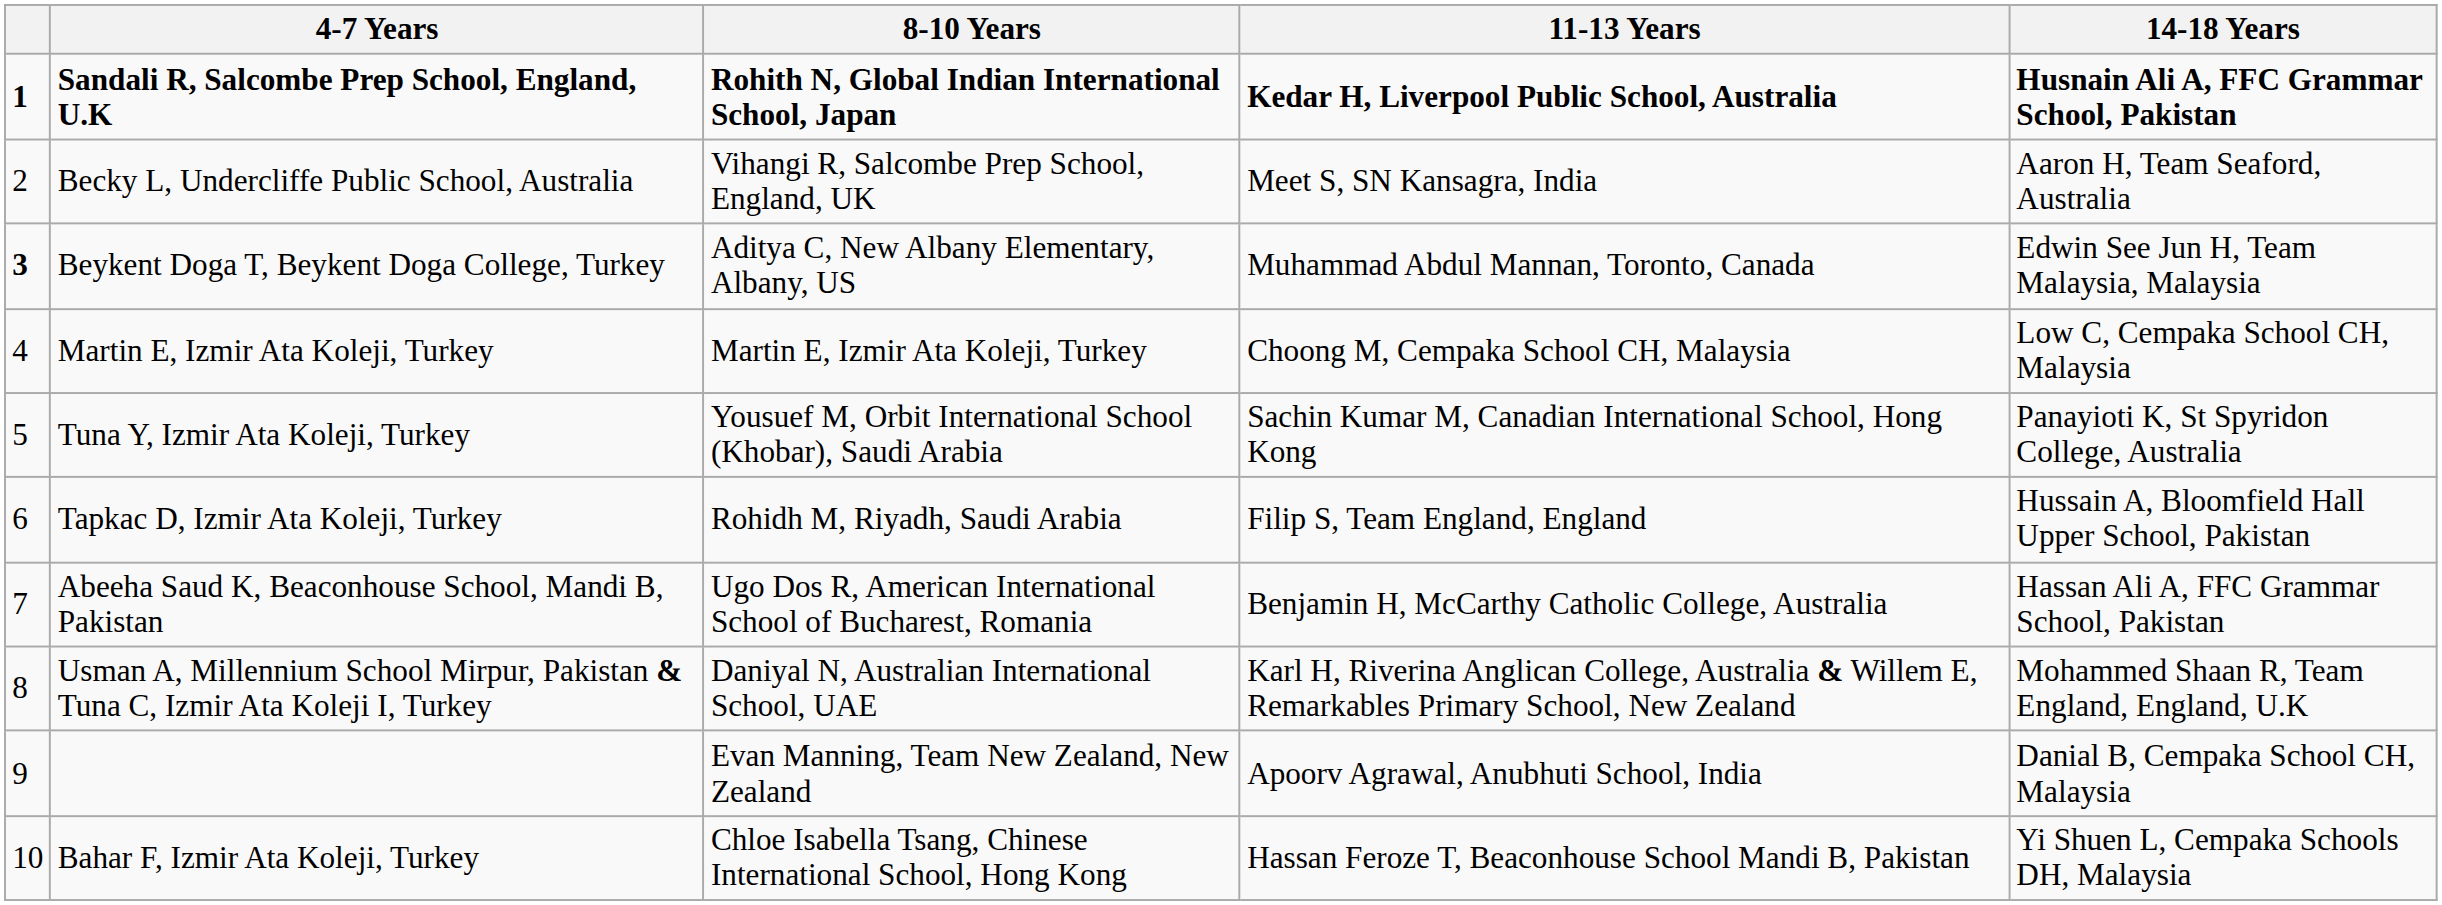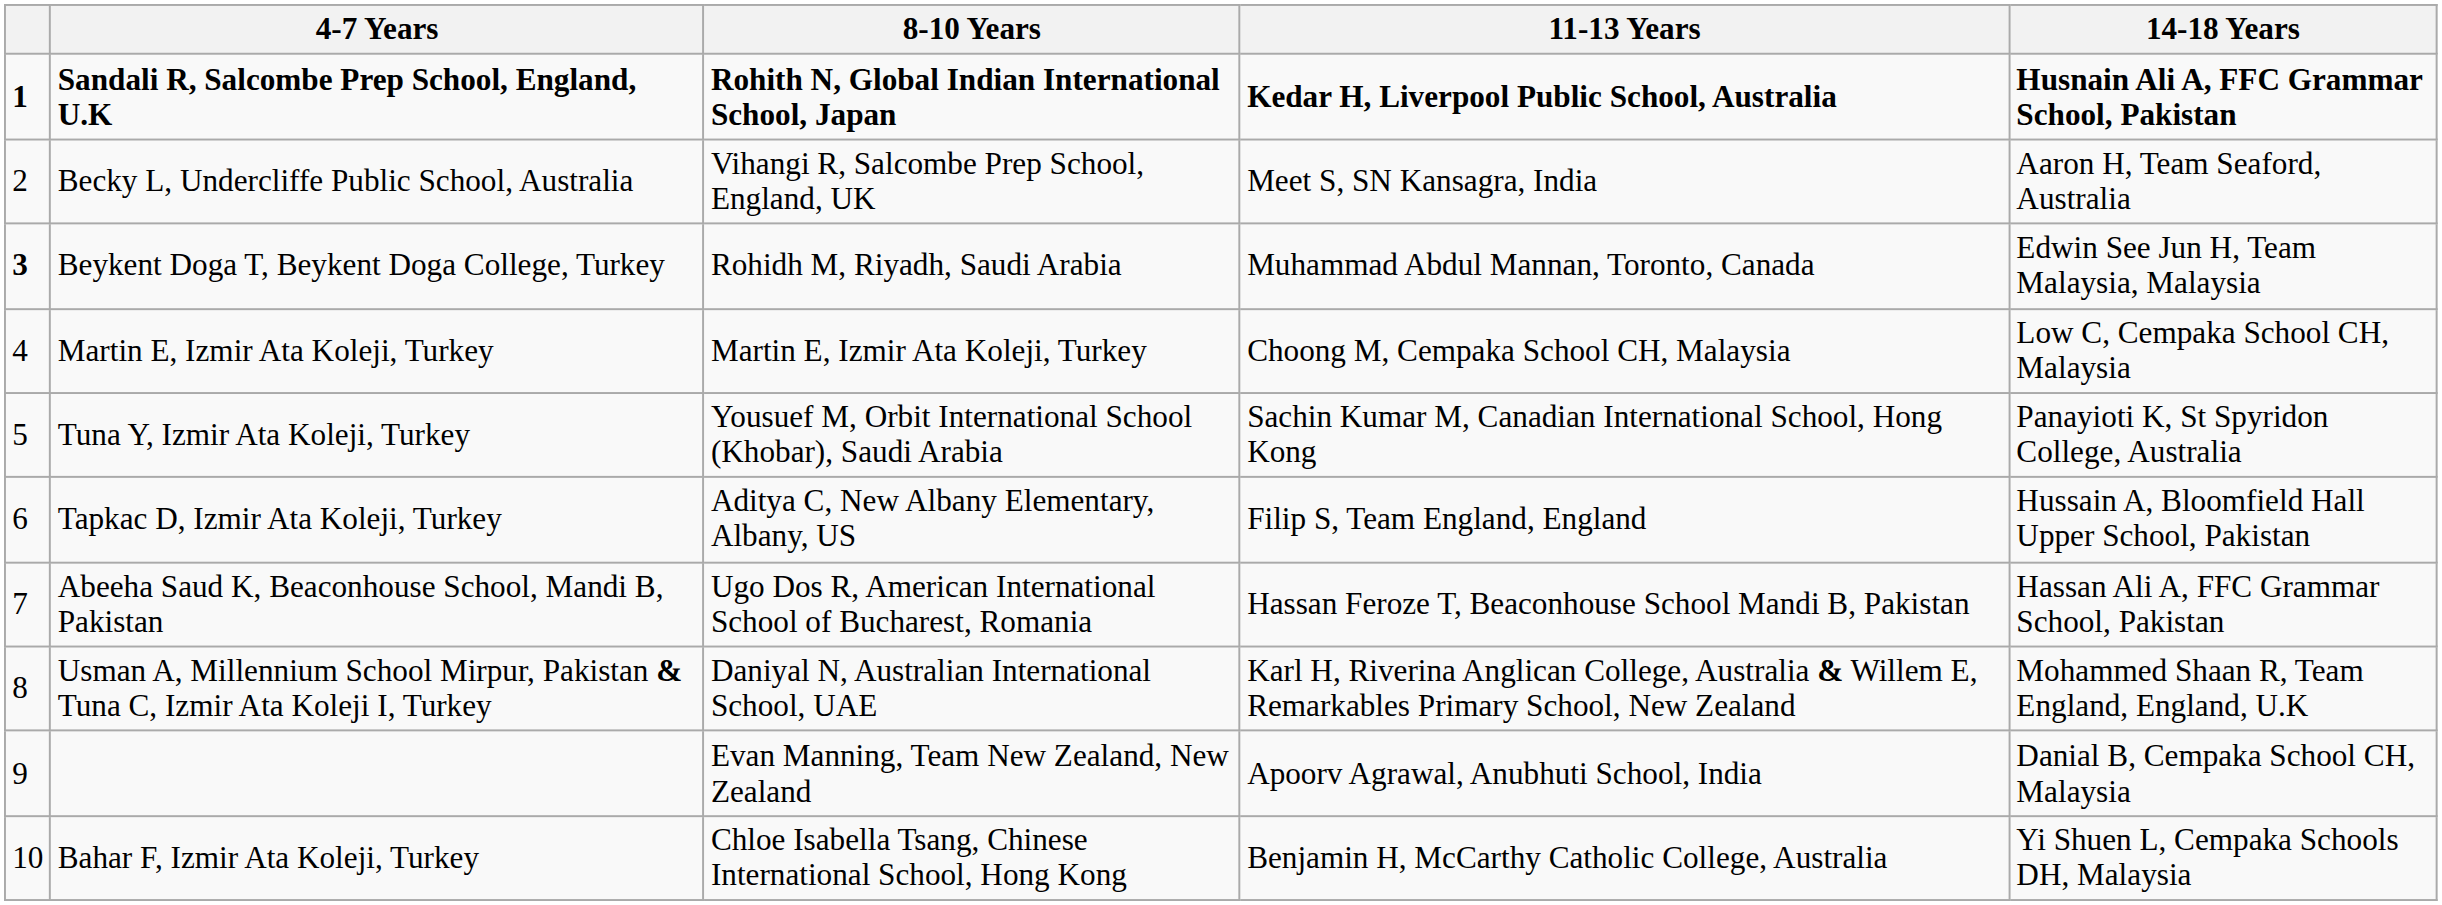(933, 265) Aditya C, New Albany Elementary, Albany, US -> (916, 265) Rohidh M, Riyadh, Saudi Arabia
(916, 519) Rohidh M, Riyadh, Saudi Arabia -> (933, 519) Aditya C, New Albany Elementary, Albany, US
(1567, 603) Benjamin H, McCarthy Catholic College, Australia -> (1608, 603) Hassan Feroze T, Beaconhouse School Mandi B, Pakistan
(1608, 857) Hassan Feroze T, Beaconhouse School Mandi B, Pakistan -> (1567, 857) Benjamin H, McCarthy Catholic College, Australia
